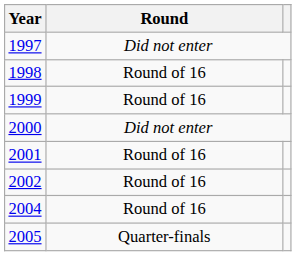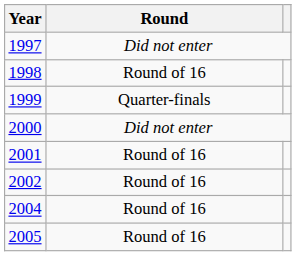(164, 100) Round of 16 -> (164, 100) Quarter-finals
(164, 237) Quarter-finals -> (164, 237) Round of 16
